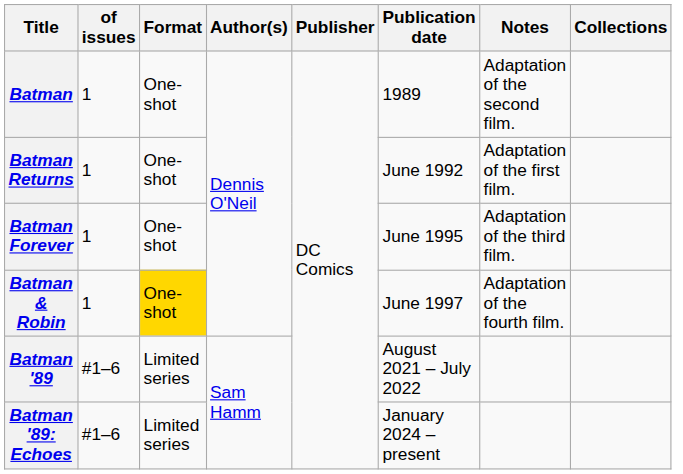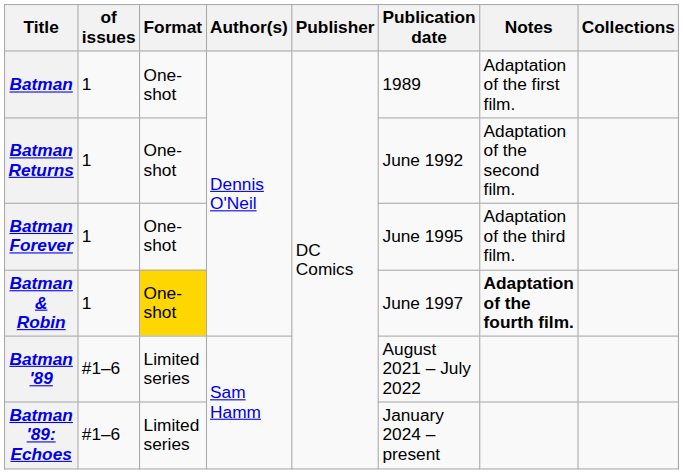(525, 94) Adaptation of the second film. -> (525, 84) Adaptation of the first film.
(525, 170) Adaptation of the first film. -> (525, 160) Adaptation of the second film.
(525, 302) normal -> (529, 302) bold
